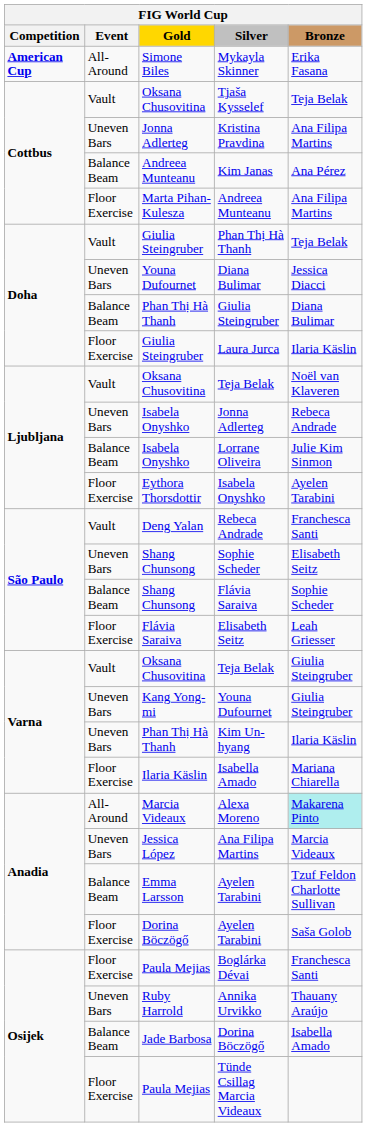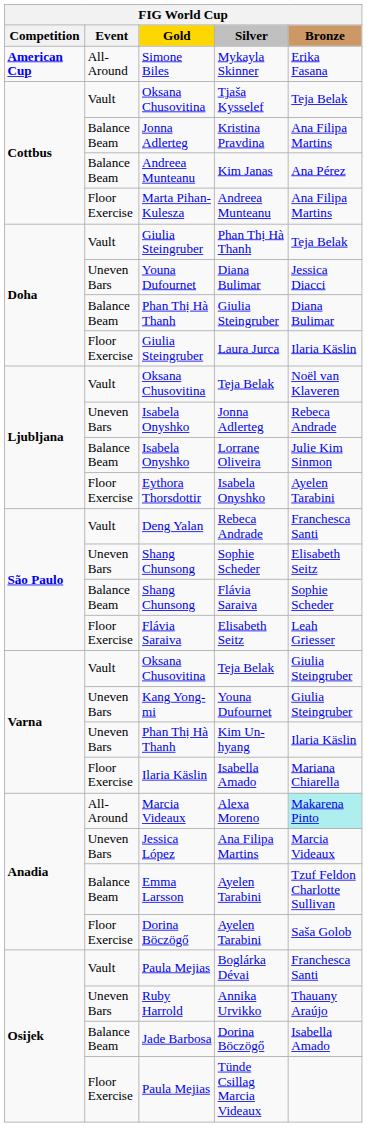(108, 135) Uneven Bars -> (109, 135) Balance Beam
(110, 967) Floor Exercise -> (101, 967) Vault
